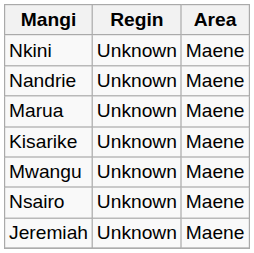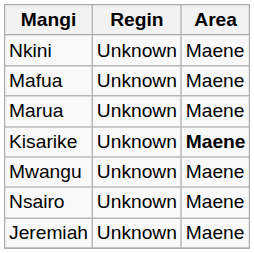- row: (43, 80)
+ row: (36, 80)
(215, 141) normal -> (216, 141) bold
